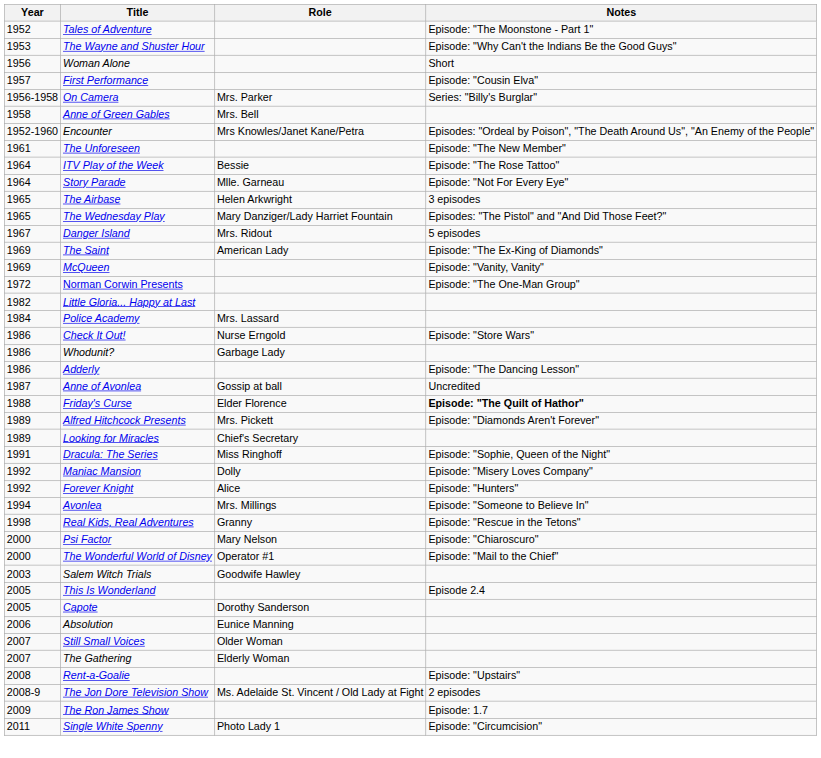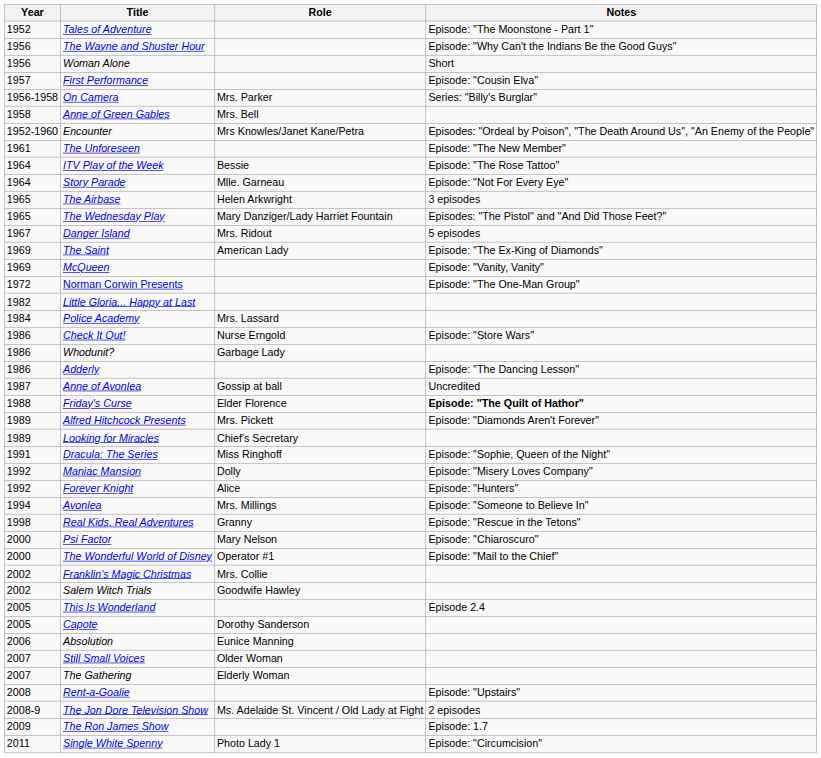(19, 47) 1953 -> (19, 47) 1956
+ row: (127, 574)
(19, 574) 2003 -> (19, 591) 2002
